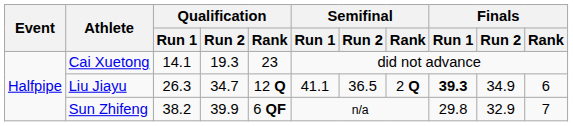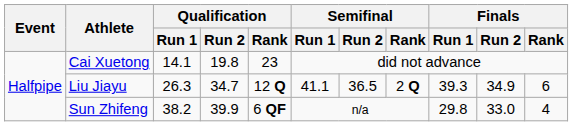(224, 63) 19.3 -> (224, 63) 19.8
(453, 86) bold -> (453, 86) normal
(501, 109) 32.9 -> (501, 109) 33.0
(546, 109) 7 -> (546, 109) 4
